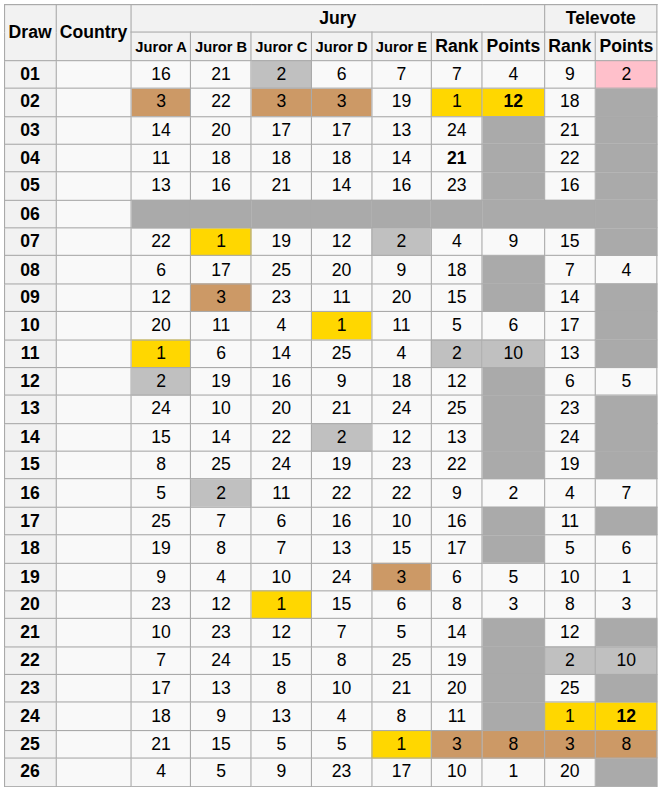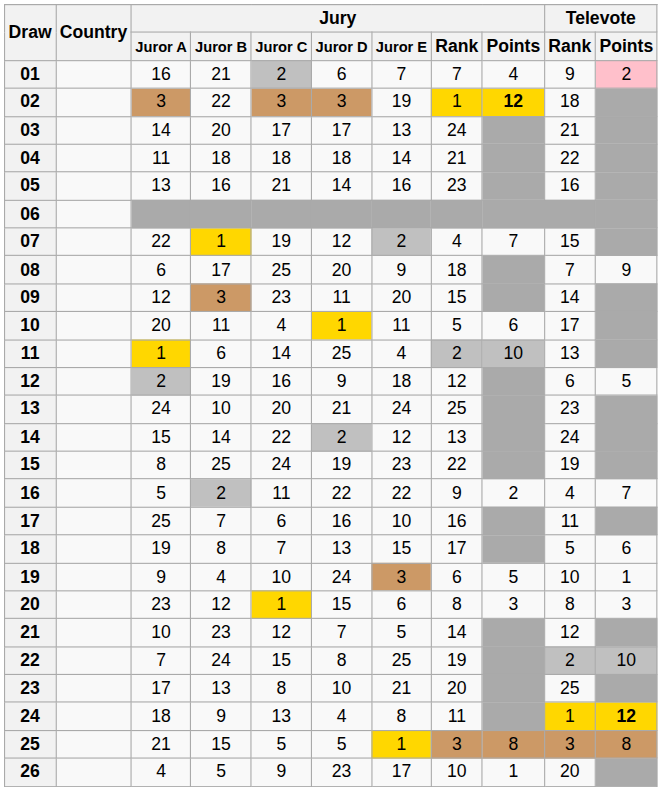(457, 158) bold -> (457, 158) normal
(513, 241) 9 -> (513, 241) 7
(626, 269) 4 -> (626, 269) 9
